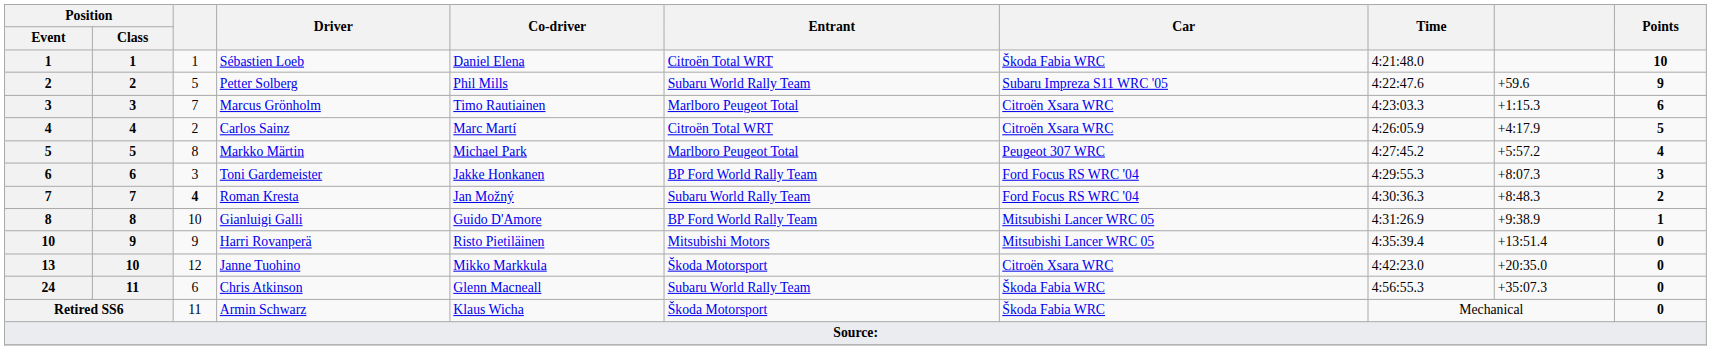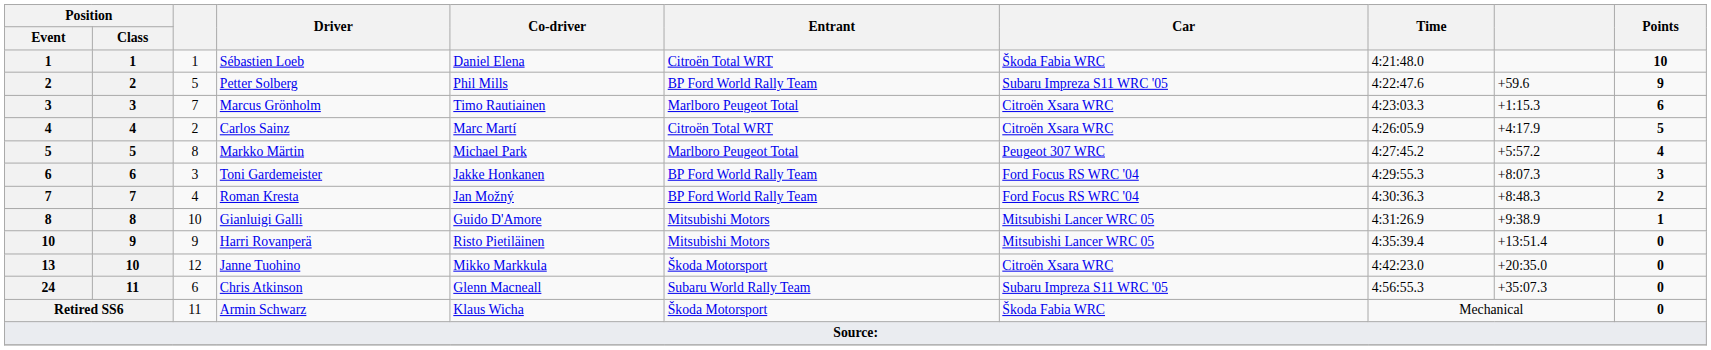(739, 83) Subaru World Rally Team -> (742, 83) BP Ford World Rally Team
(195, 196) bold -> (195, 196) normal
(739, 196) Subaru World Rally Team -> (742, 196) BP Ford World Rally Team
(742, 219) BP Ford World Rally Team -> (719, 219) Mitsubishi Motors
(1054, 287) Škoda Fabia WRC -> (1085, 287) Subaru Impreza S11 WRC '05
